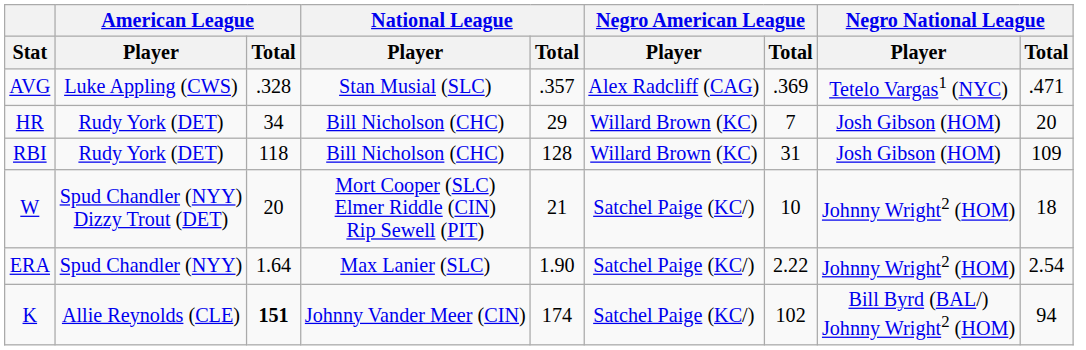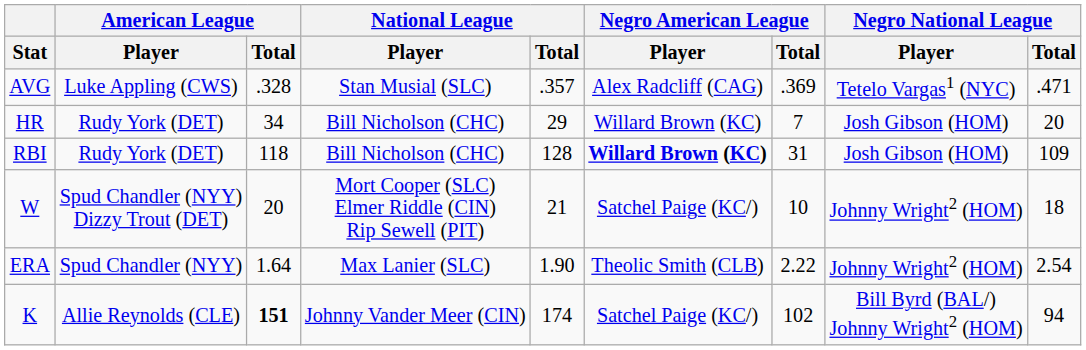(674, 153) normal -> (678, 153) bold
(674, 265) Satchel Paige (KC/) -> (678, 265) Theolic Smith (CLB)
